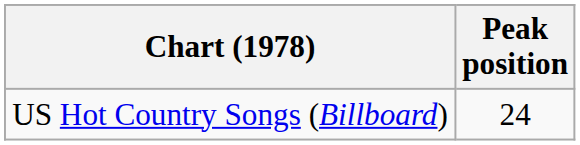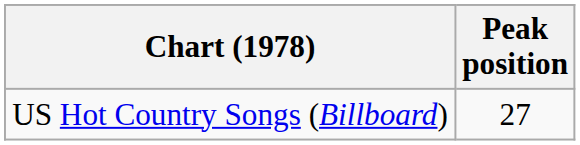(515, 113) 24 -> (515, 113) 27
